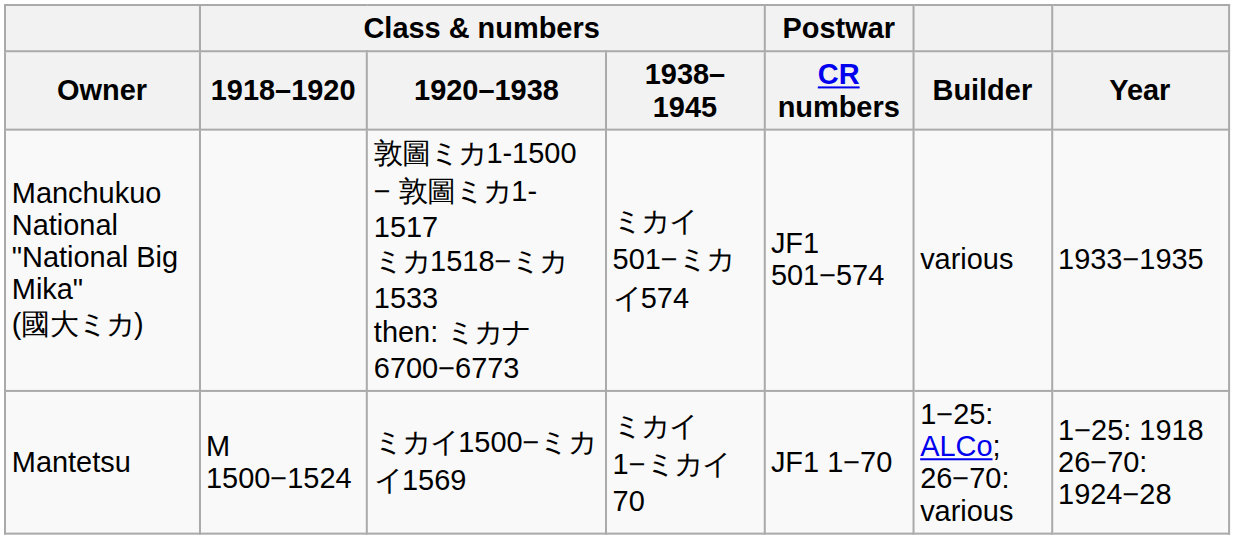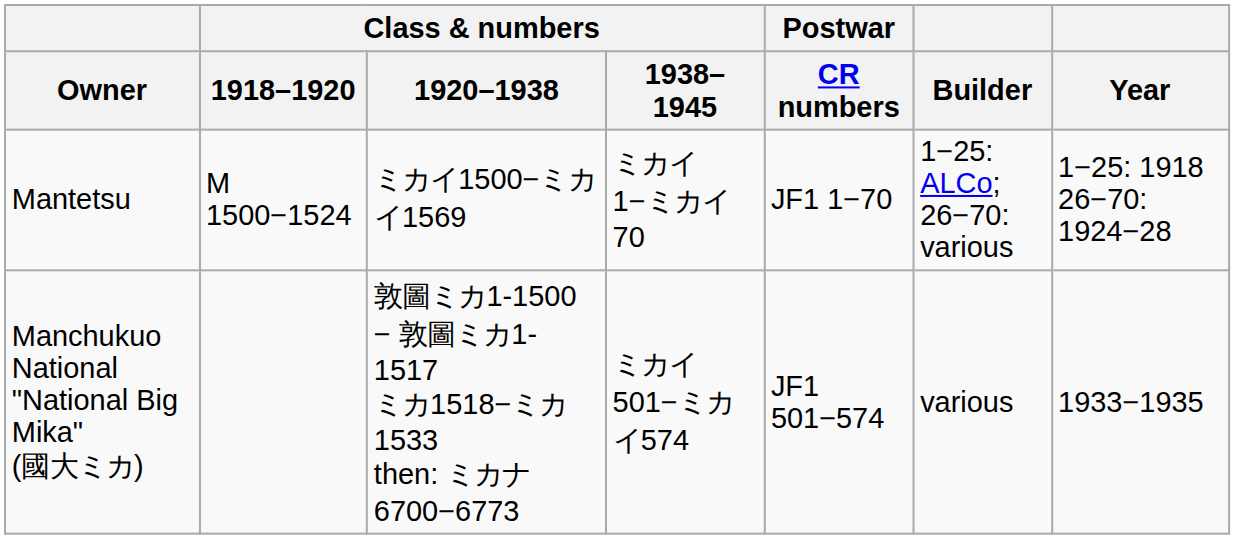rows swapped: (71, 463) <-> (95, 258)
